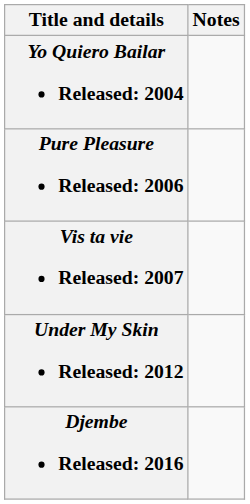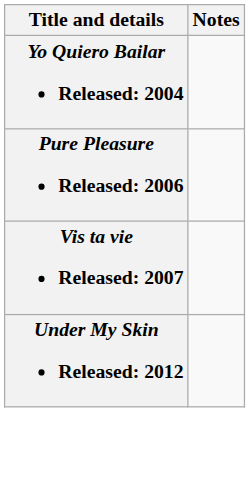- row: (96, 443)
